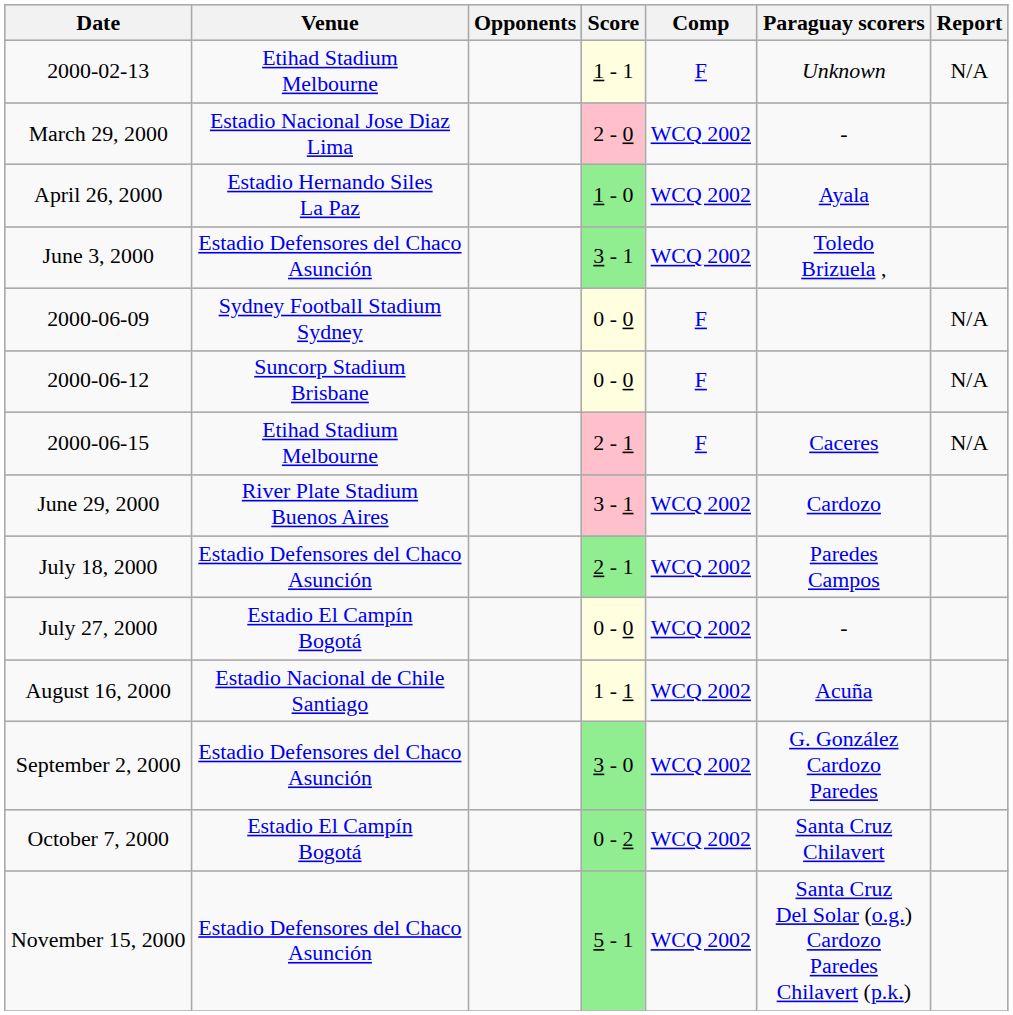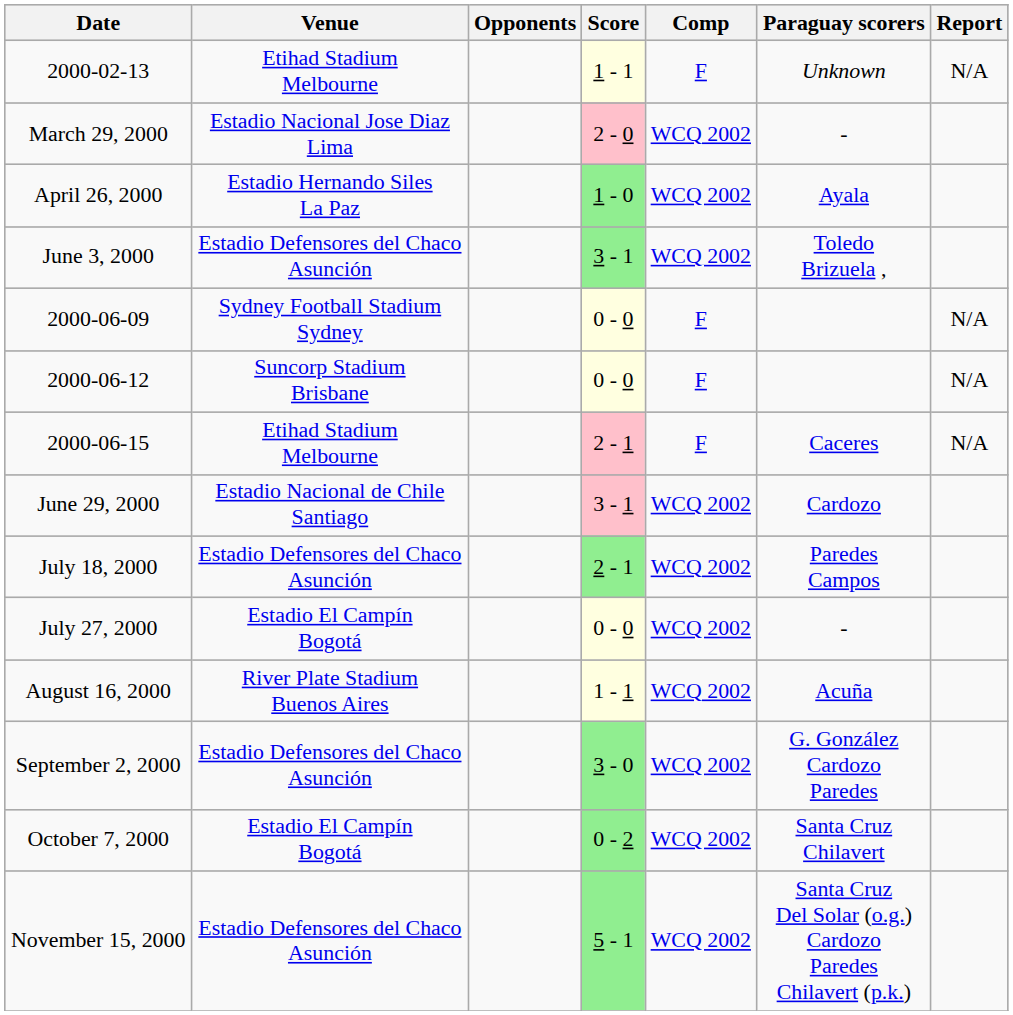(330, 504) River Plate Stadium Buenos Aires -> (330, 504) Estadio Nacional de Chile Santiago
(330, 690) Estadio Nacional de Chile Santiago -> (330, 690) River Plate Stadium Buenos Aires
